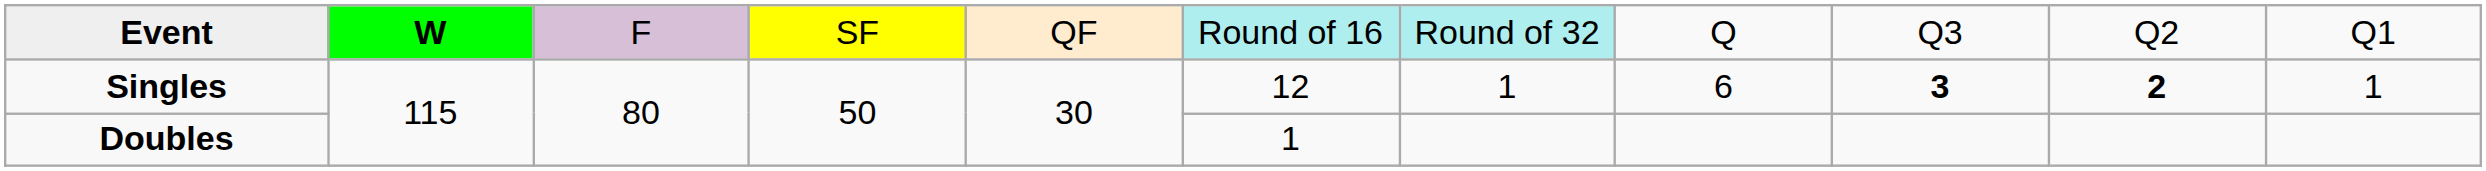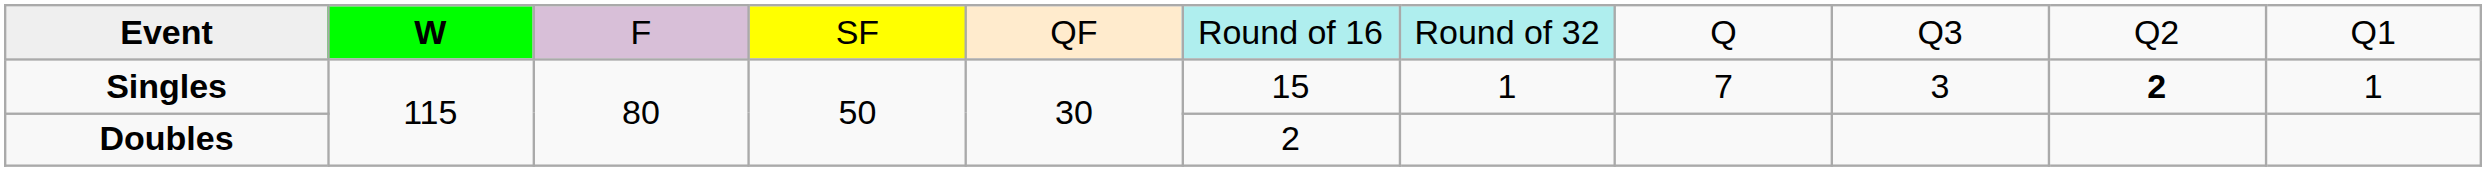(1290, 86) 12 -> (1290, 86) 15
(1724, 86) 6 -> (1724, 86) 7
(1940, 86) bold -> (1940, 86) normal
(1290, 140) 1 -> (1290, 140) 2
